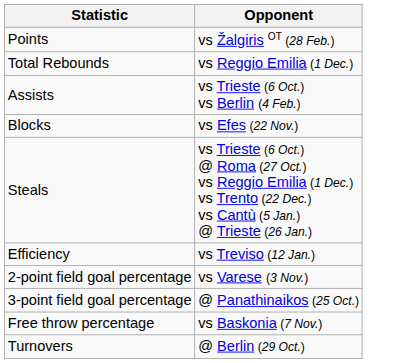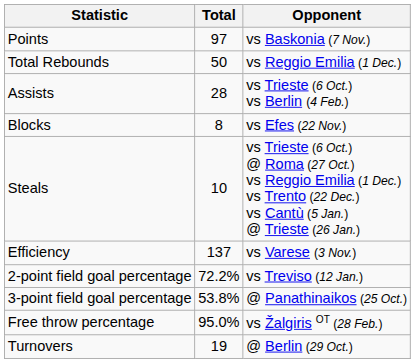+ column: (219, 16)
(266, 39) vs Žalgiris OT (28 Feb.) -> (308, 39) vs Baskonia (7 Nov.)
(257, 254) vs Treviso (12 Jan.) -> (301, 252) vs Varese (3 Nov.)
(253, 277) vs Varese (3 Nov.) -> (305, 275) vs Treviso (12 Jan.)
(260, 323) vs Baskonia (7 Nov.) -> (314, 322) vs Žalgiris OT (28 Feb.)
